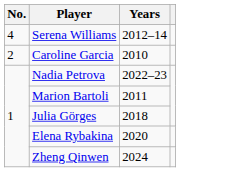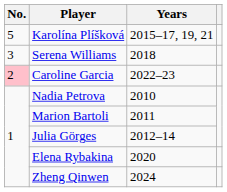+ row: (78, 34)
(11, 34) 4 -> (11, 55) 3
(145, 34) 2012–14 -> (143, 55) 2018
(11, 55) no background -> (11, 75) pink background
(135, 55) 2010 -> (152, 75) 2022–23
(145, 75) 2022–23 -> (143, 95) 2010
(135, 116) 2018 -> (152, 136) 2012–14
